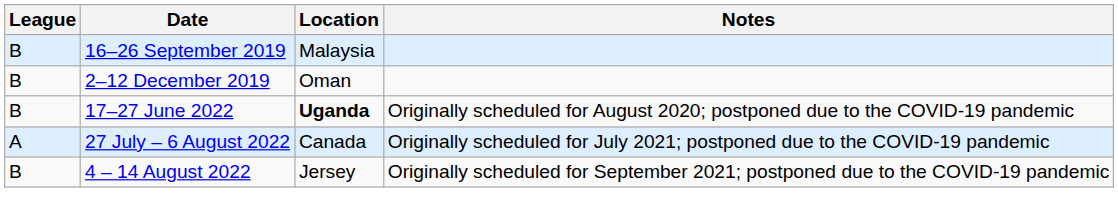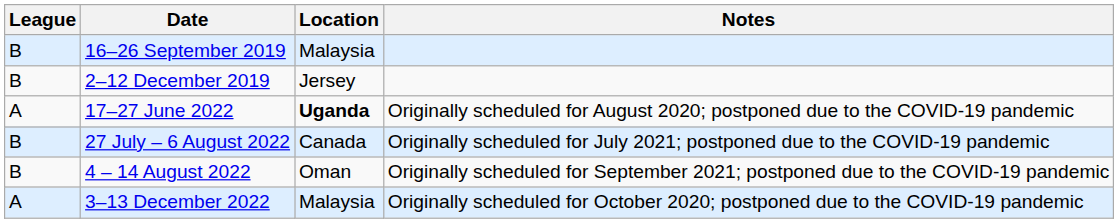(325, 80) Oman -> (327, 80) Jersey
(15, 111) B -> (15, 111) A
(15, 141) A -> (15, 141) B
(327, 171) Jersey -> (325, 171) Oman
+ row: (177, 202)
